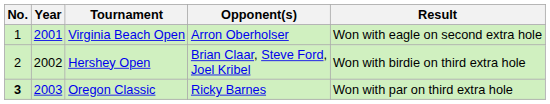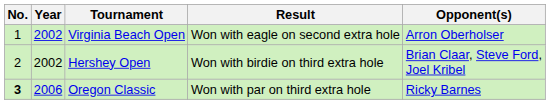columns swapped: (259, 15) <-> (438, 15)
(48, 35) 2001 -> (48, 35) 2002
(48, 90) 2003 -> (48, 90) 2006
